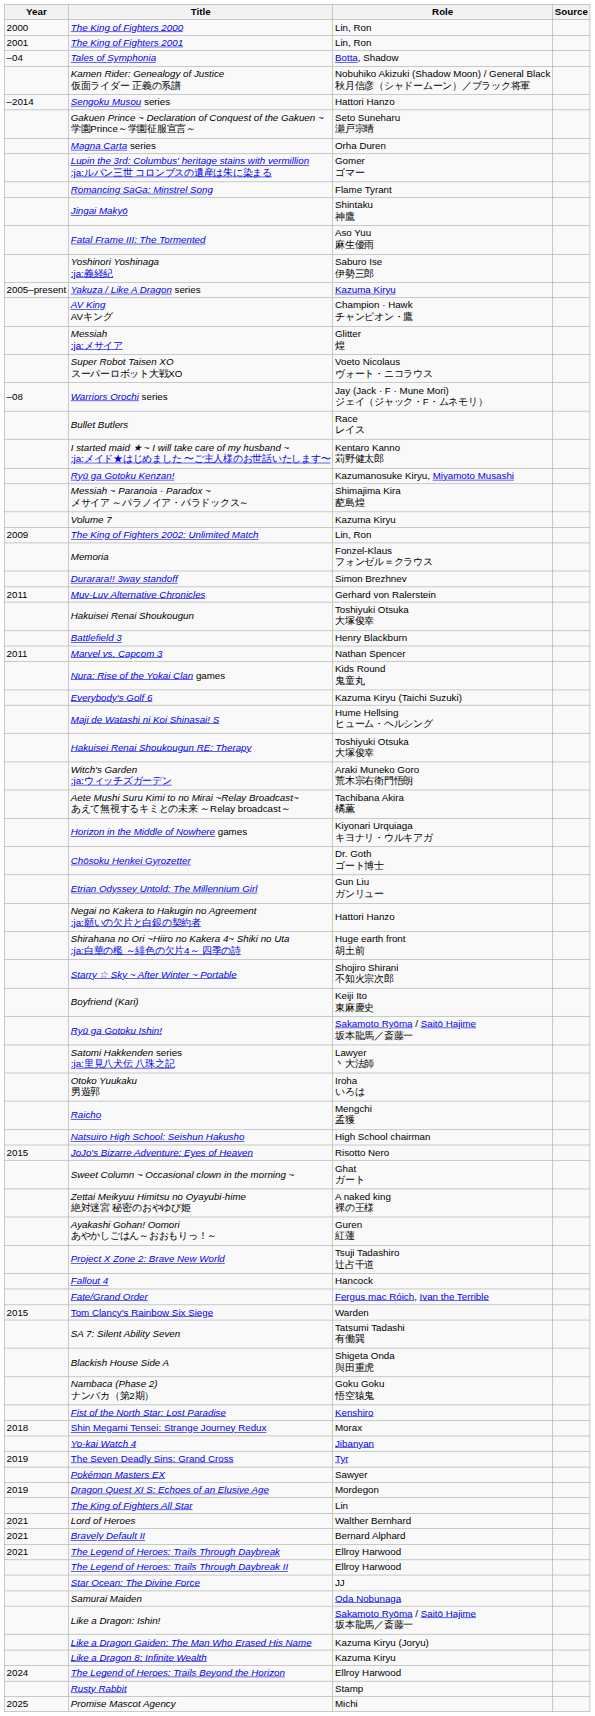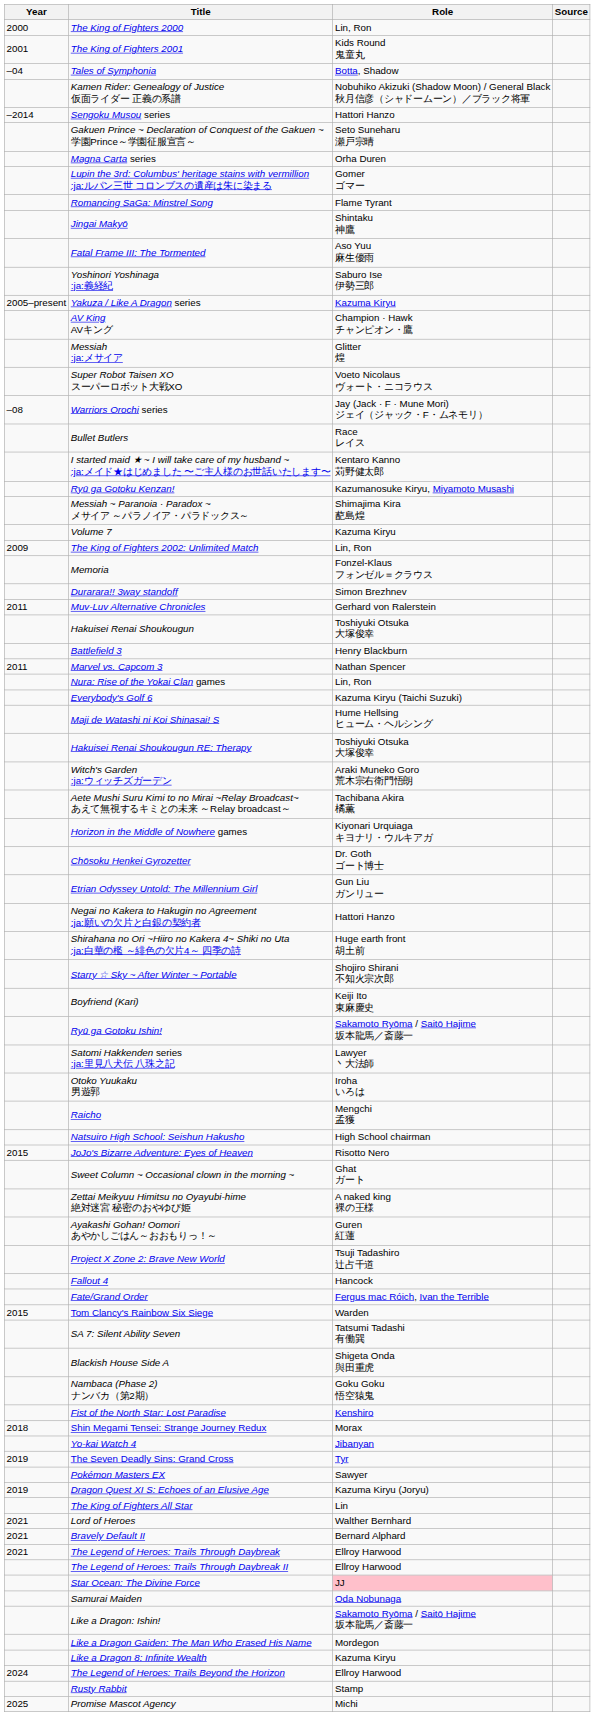(353, 43) Lin, Ron -> (360, 48) Kids Round 鬼童丸
(360, 675) Kids Round 鬼童丸 -> (353, 682) Lin, Ron
(357, 1490) Mordegon -> (382, 1490) Kazuma Kiryu (Joryu)
(340, 1583) no background -> (340, 1583) pink background
(382, 1642) Kazuma Kiryu (Joryu) -> (357, 1642) Mordegon
